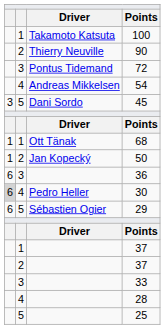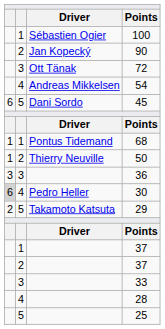(72, 34) Takamoto Katsuta -> (68, 34) Sébastien Ogier
(66, 51) Thierry Neuville -> (60, 51) Jan Kopecký
(71, 68) Pontus Tidemand -> (53, 68) Ott Tänak
(10, 102) 3 -> (10, 102) 6
(53, 141) Ott Tänak -> (71, 141) Pontus Tidemand
(60, 158) Jan Kopecký -> (66, 158) Thierry Neuville
(10, 175) 6 -> (10, 175) 3
(10, 209) 6 -> (10, 209) 2
(68, 209) Sébastien Ogier -> (72, 209) Takamoto Katsuta
